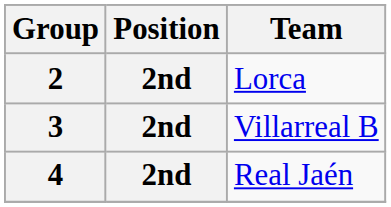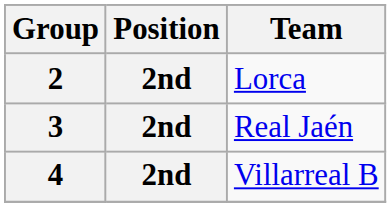(306, 126) Villarreal B -> (293, 126) Real Jaén
(293, 175) Real Jaén -> (306, 175) Villarreal B
